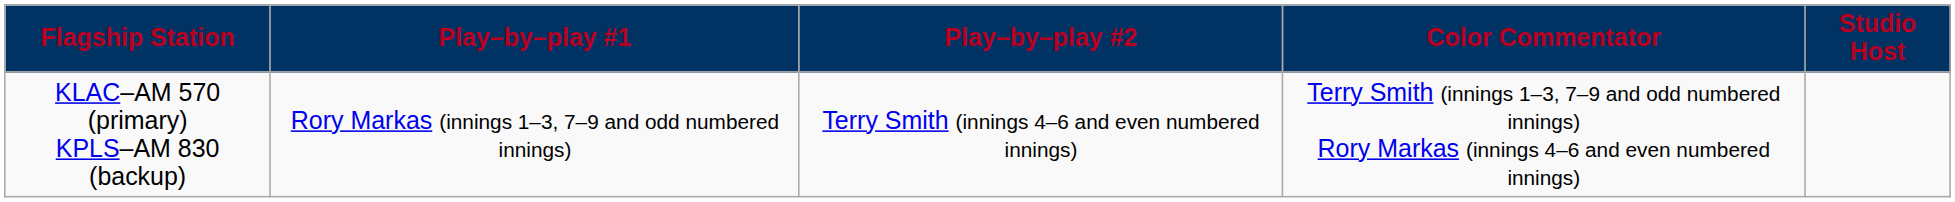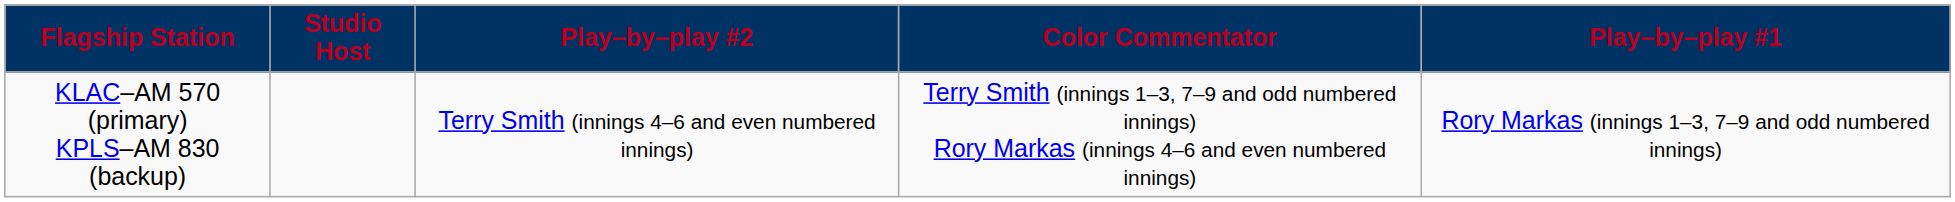columns swapped: (535, 38) <-> (1878, 38)
